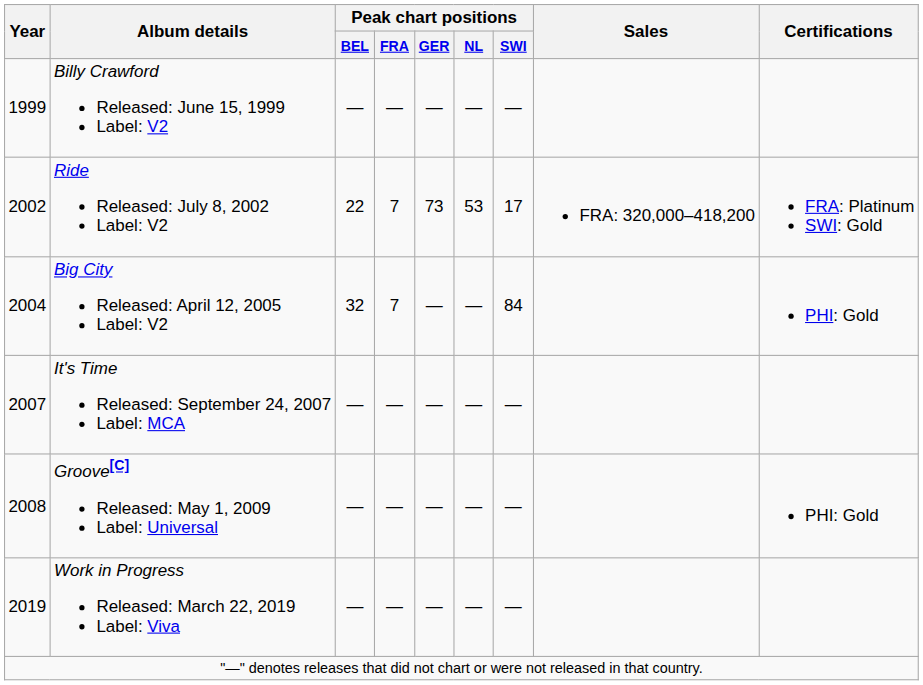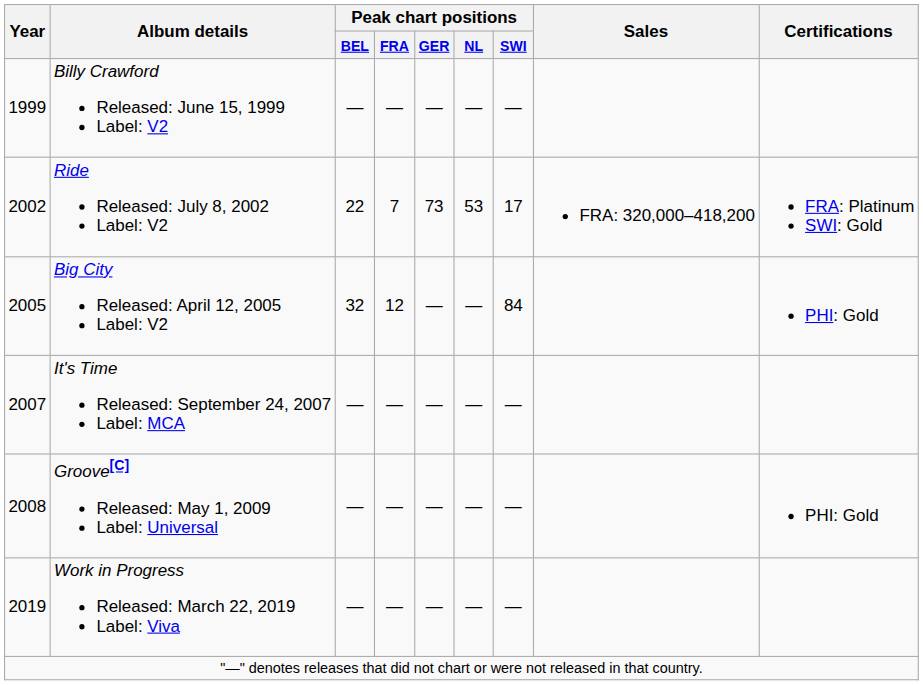(27, 305) 2004 -> (27, 305) 2005
(394, 305) 7 -> (394, 305) 12
